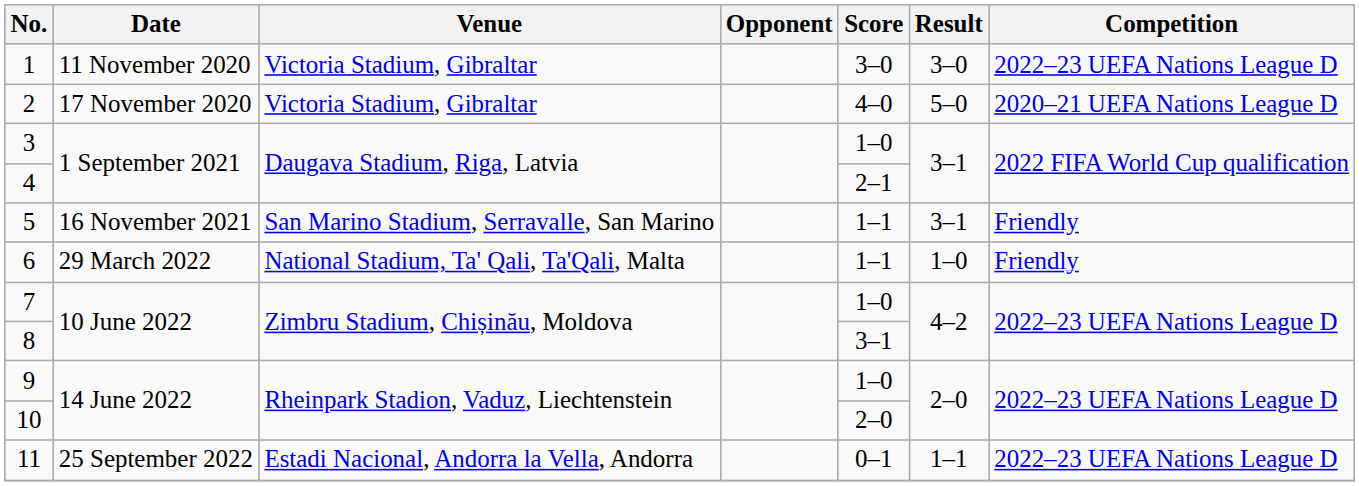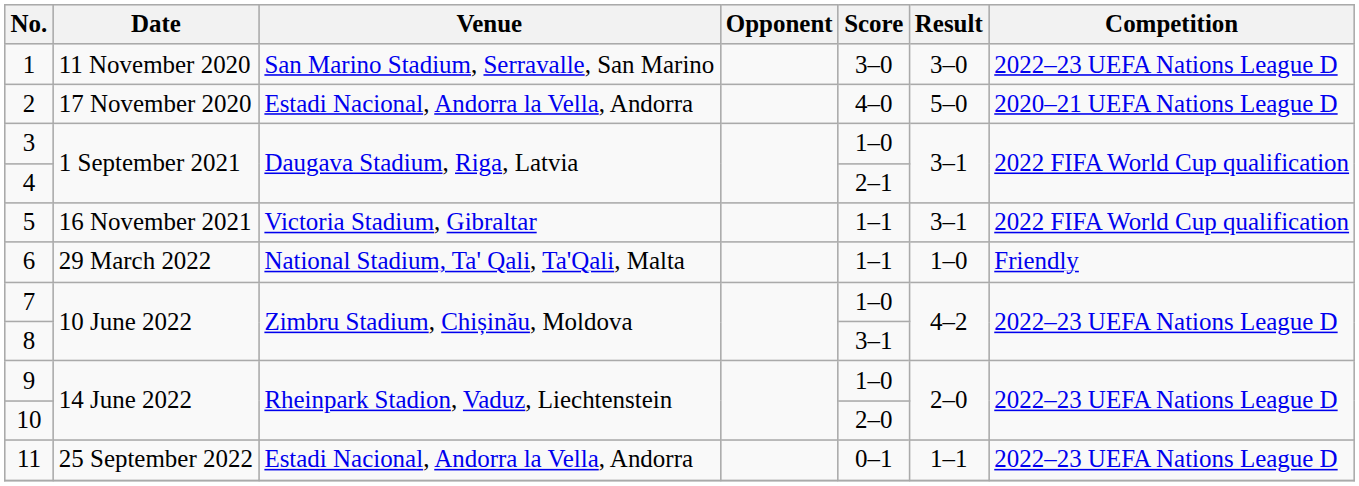(401, 63) Victoria Stadium, Gibraltar -> (489, 63) San Marino Stadium, Serravalle, San Marino
(401, 103) Victoria Stadium, Gibraltar -> (479, 103) Estadi Nacional, Andorra la Vella, Andorra
(489, 222) San Marino Stadium, Serravalle, San Marino -> (401, 222) Victoria Stadium, Gibraltar
(1037, 222) Friendly -> (1172, 222) 2022 FIFA World Cup qualification
